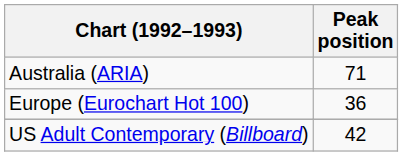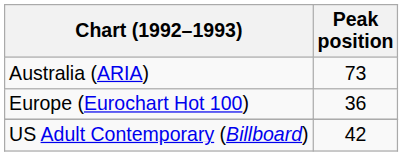(356, 72) 71 -> (356, 72) 73
